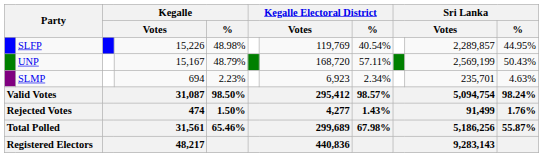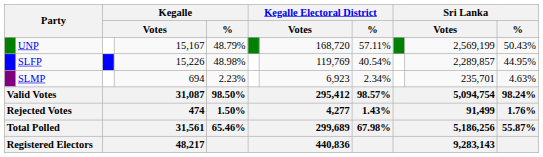rows swapped: (30, 45) <-> (28, 62)
